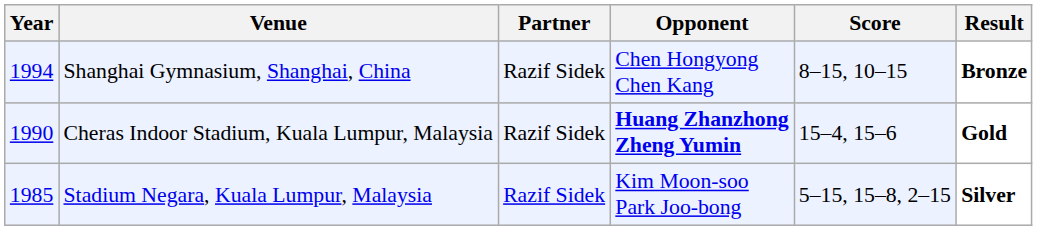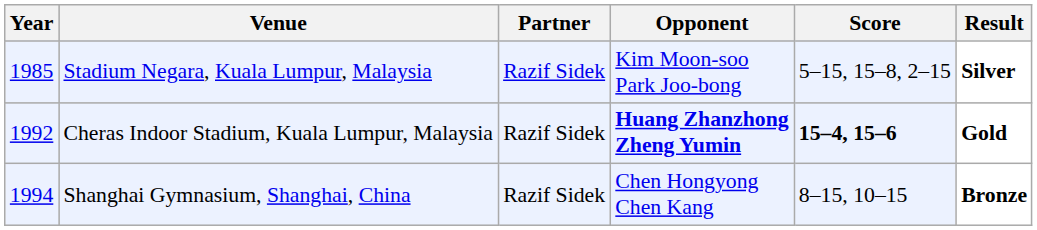rows swapped: (248, 194) <-> (237, 71)
(32, 133) 1990 -> (32, 133) 1992
(848, 133) normal -> (848, 133) bold
